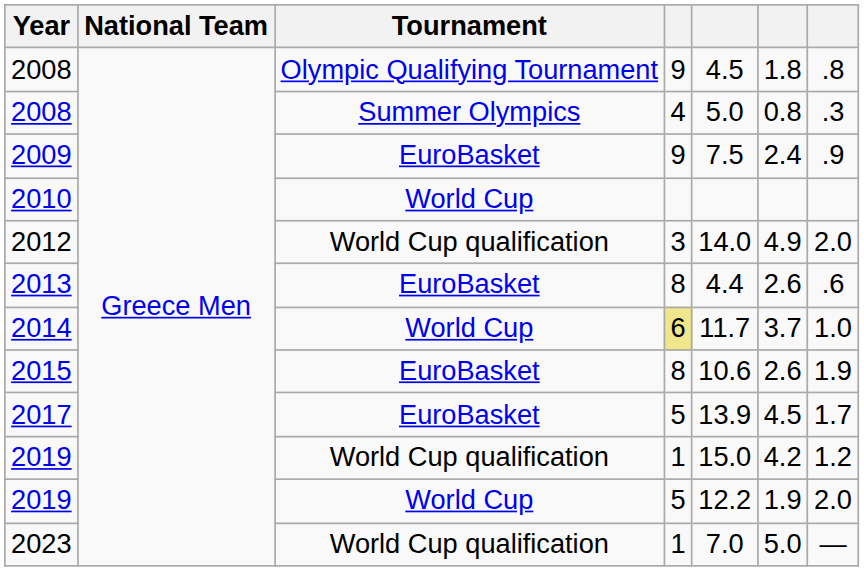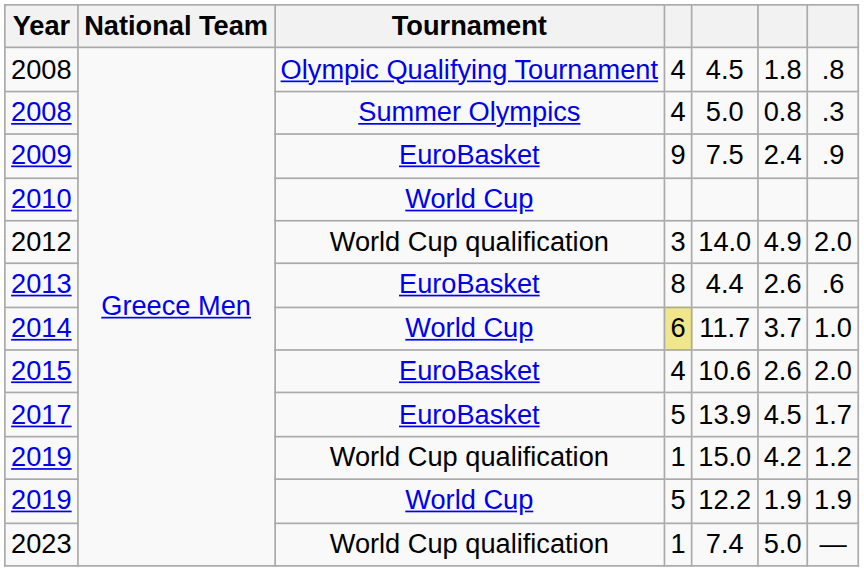(678, 69) 9 -> (678, 69) 4
(678, 371) 8 -> (678, 371) 4
(833, 371) 1.9 -> (833, 371) 2.0
(833, 500) 2.0 -> (833, 500) 1.9
(725, 543) 7.0 -> (725, 543) 7.4
